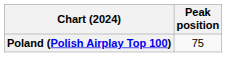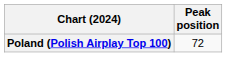(198, 43) 75 -> (198, 43) 72
